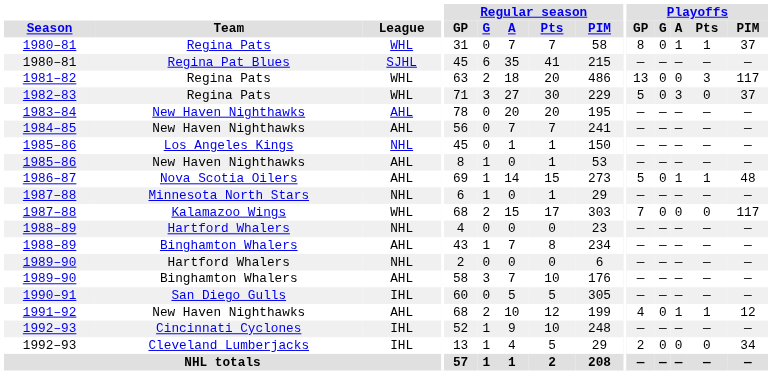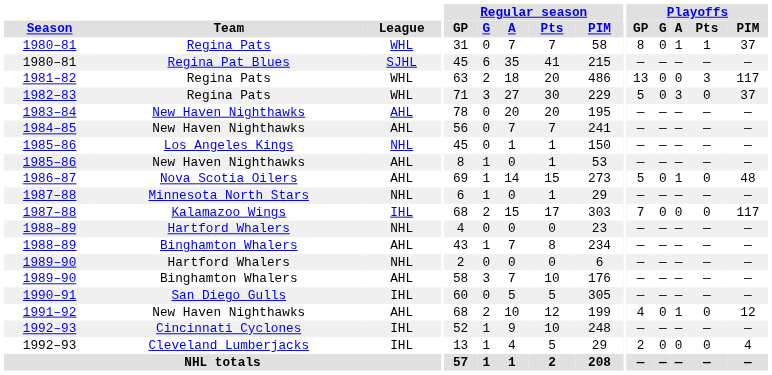(707, 179) 1 -> (707, 179) 0
(402, 212) WHL -> (402, 212) IHL
(707, 312) 1 -> (707, 312) 0
(748, 346) 34 -> (748, 346) 4
